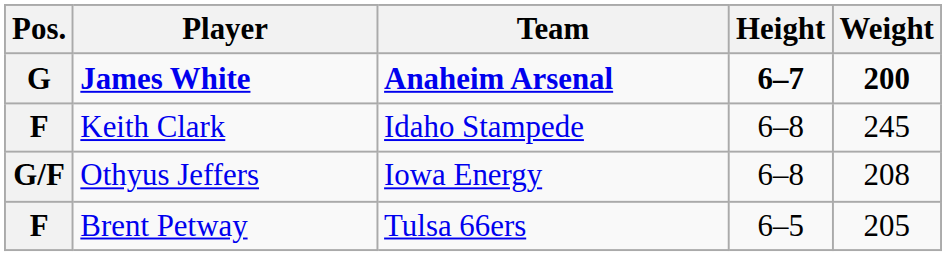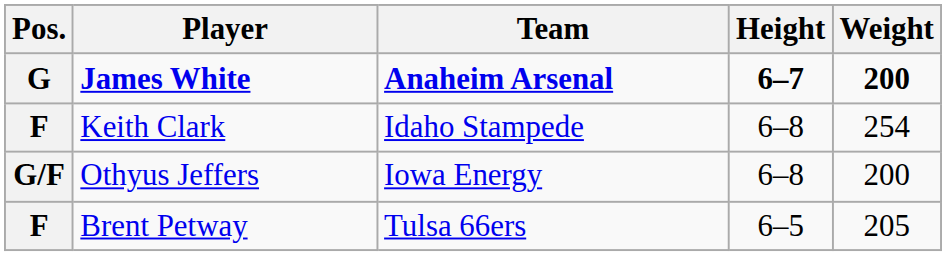(887, 126) 245 -> (887, 126) 254
(887, 175) 208 -> (887, 175) 200
